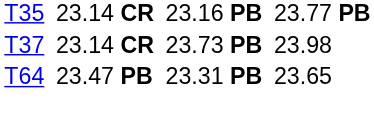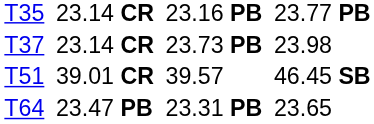+ row: (24, 76)
